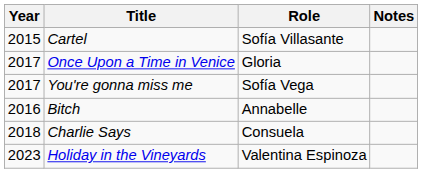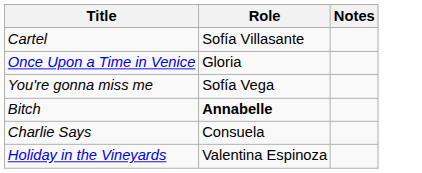- column: (24, 16)
(274, 109) normal -> (237, 109) bold
